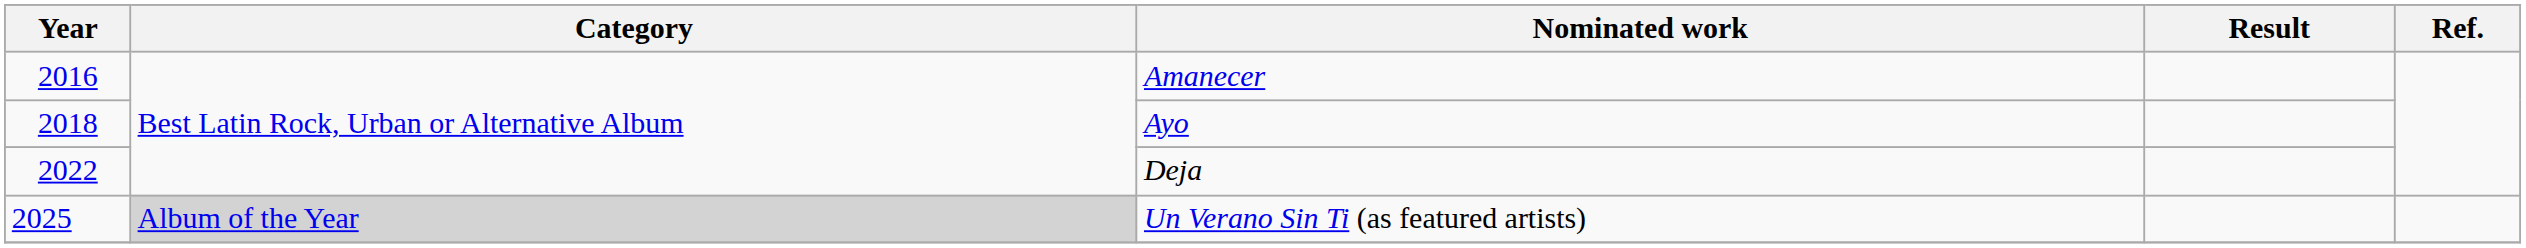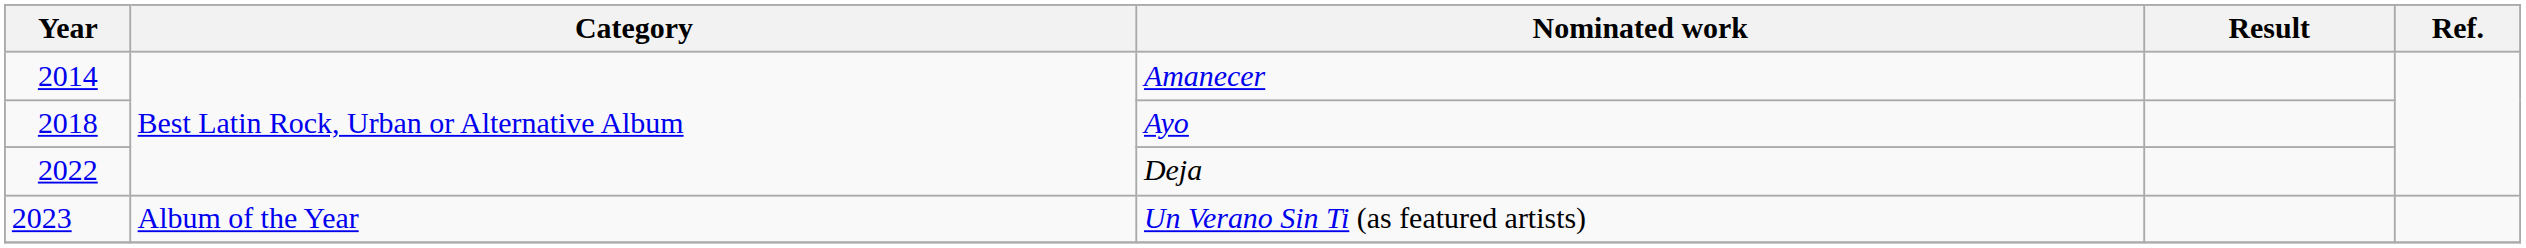(68, 75) 2016 -> (68, 75) 2014
(42, 218) 2025 -> (42, 218) 2023
(248, 218) lightgrey background -> (248, 218) no background
